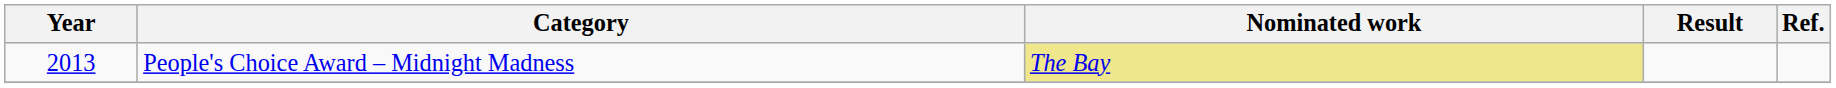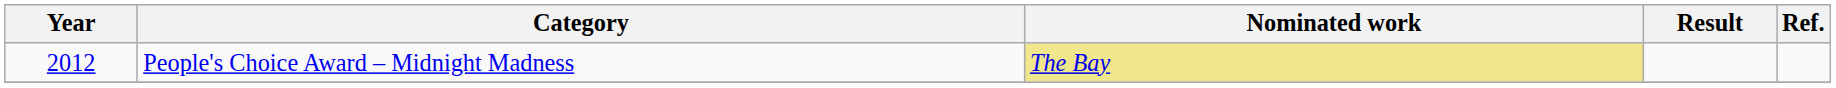(71, 62) 2013 -> (71, 62) 2012
